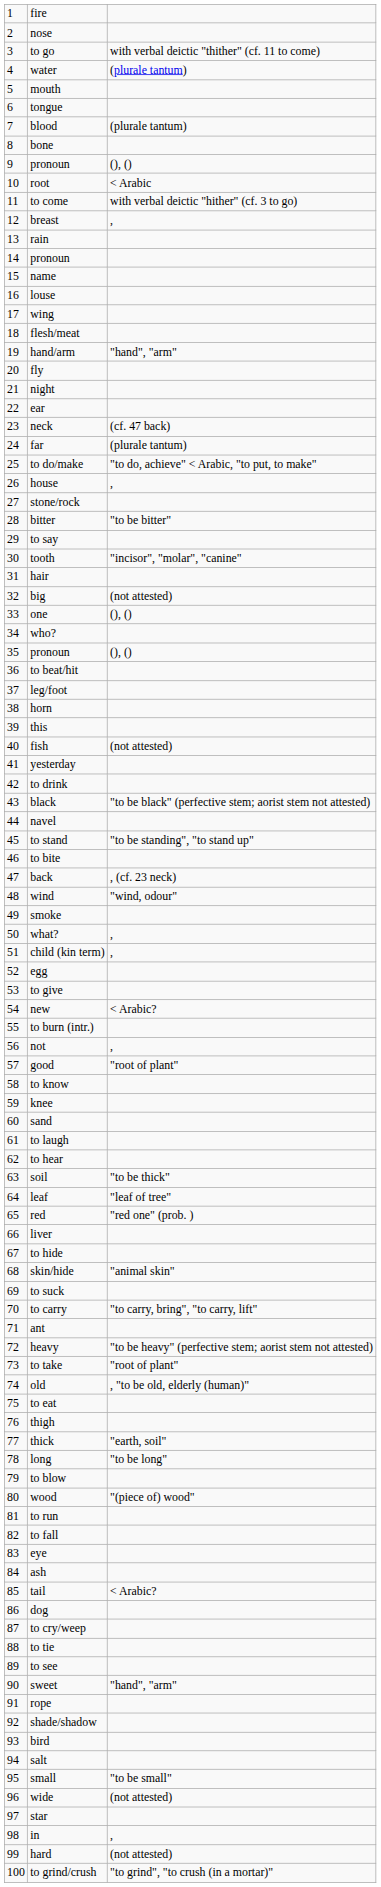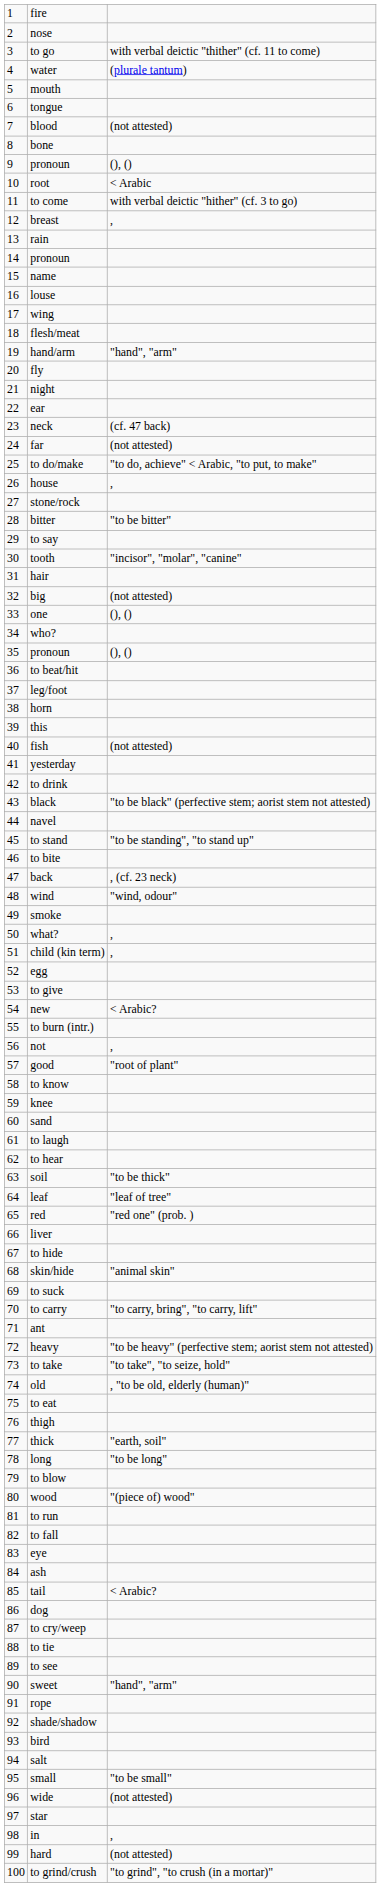(148, 126) (plurale tantum) -> (141, 126) (not attested)
(148, 445) (plurale tantum) -> (141, 445) (not attested)
(144, 1365) "root of plant" -> (170, 1365) "to take", "to seize, hold"
